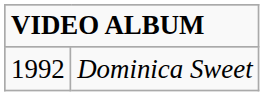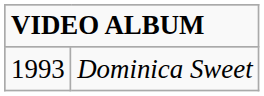(38, 68) 1992 -> (38, 68) 1993
